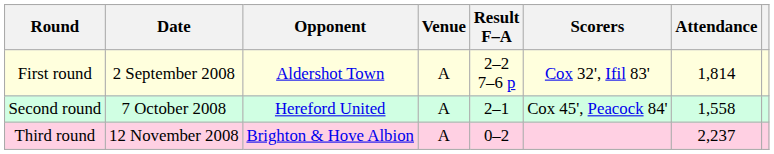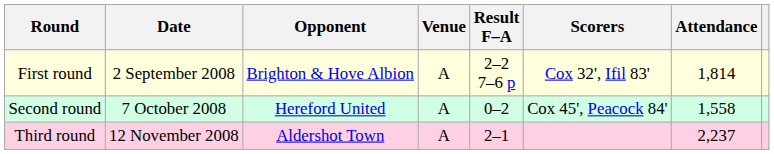(330, 72) Aldershot Town -> (330, 72) Brighton & Hove Albion
(497, 108) 2–1 -> (497, 108) 0–2
(330, 135) Brighton & Hove Albion -> (330, 135) Aldershot Town
(497, 135) 0–2 -> (497, 135) 2–1
